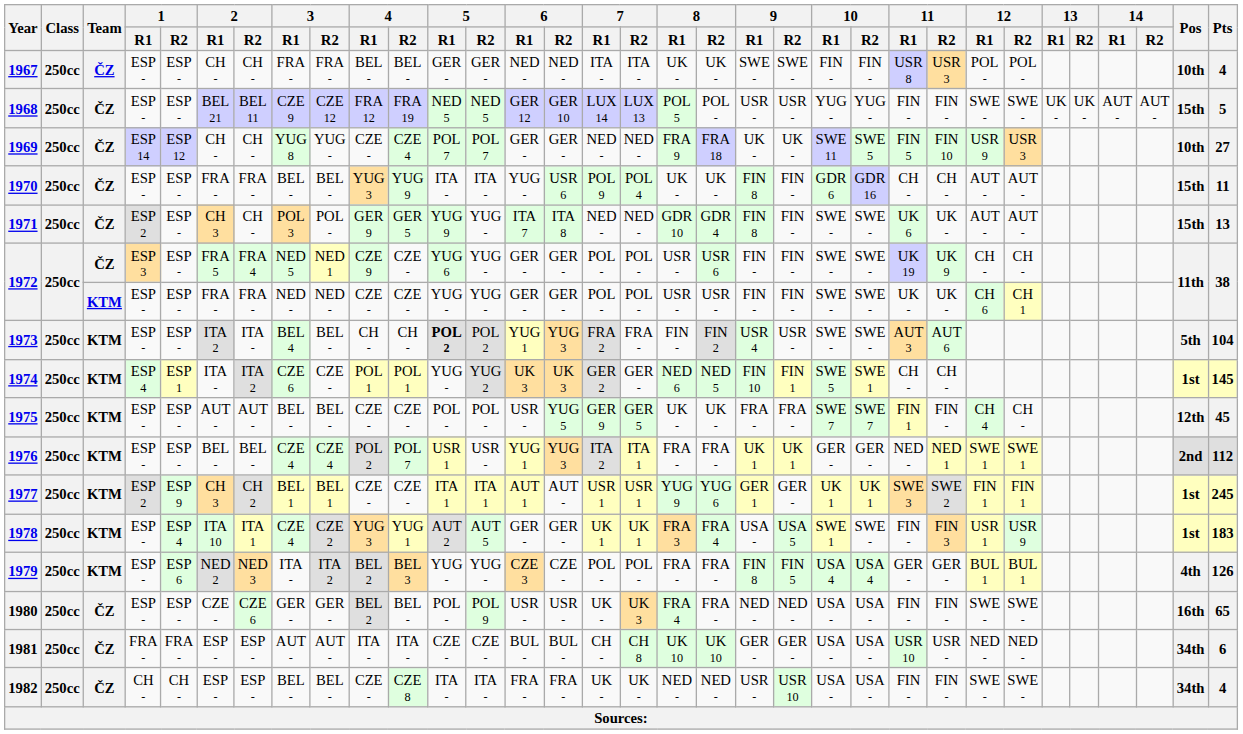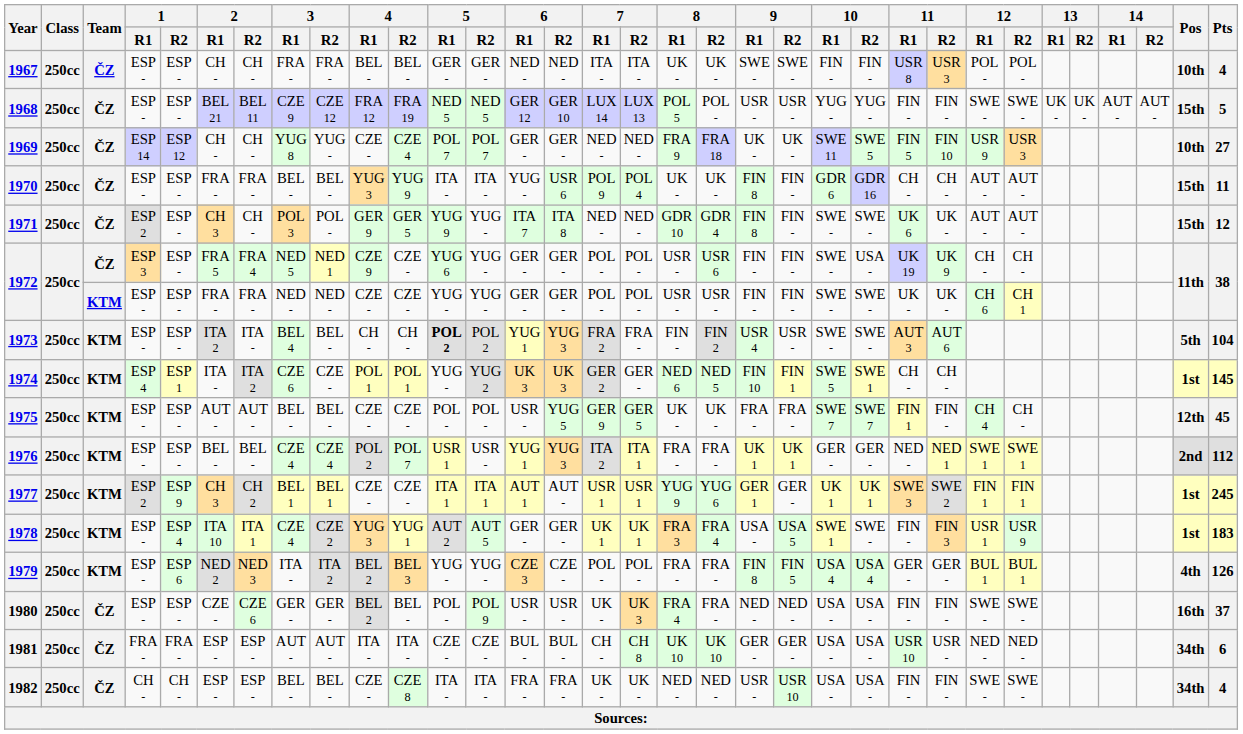(1223, 224) 13 -> (1223, 224) 12
(870, 263) SWE - -> (870, 263) USA -
(1223, 610) 65 -> (1223, 610) 37
